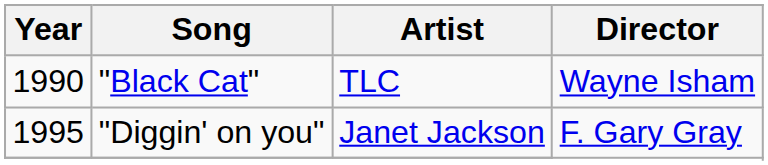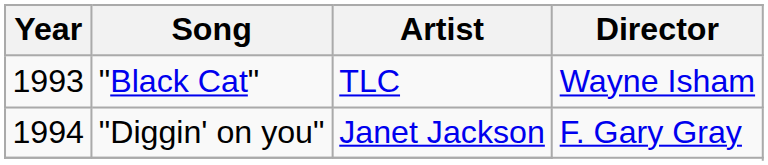(48, 81) 1990 -> (48, 81) 1993
(48, 132) 1995 -> (48, 132) 1994
